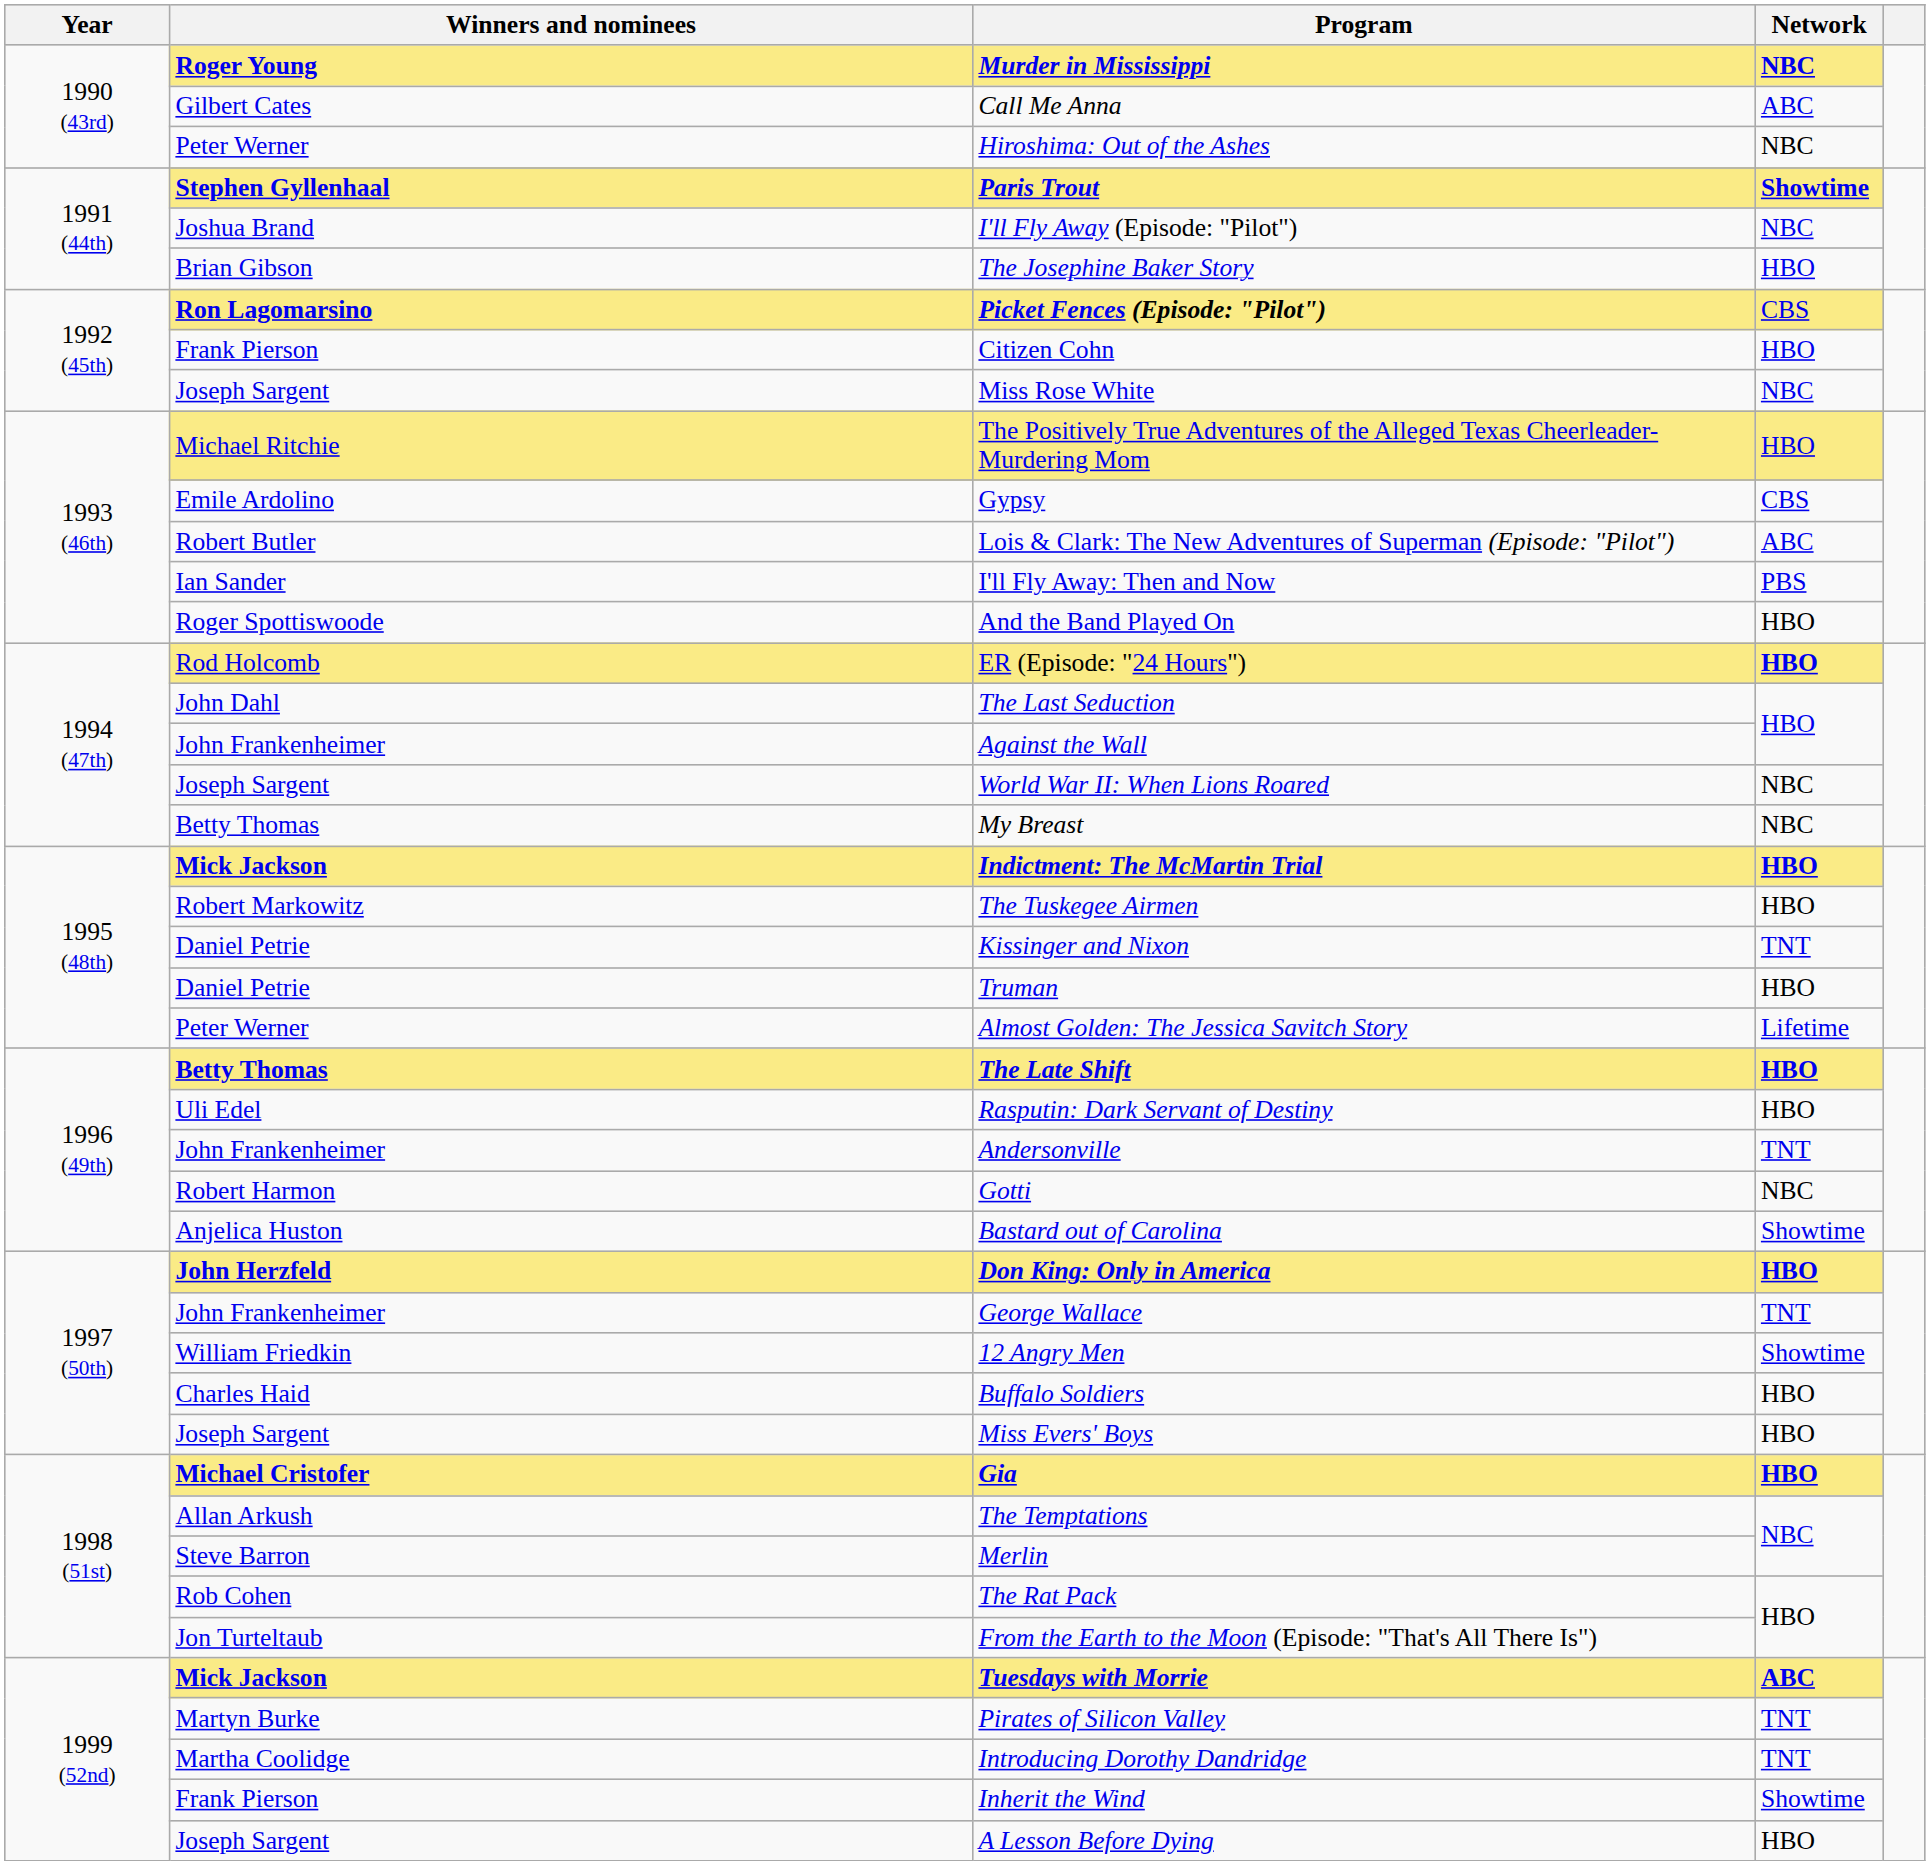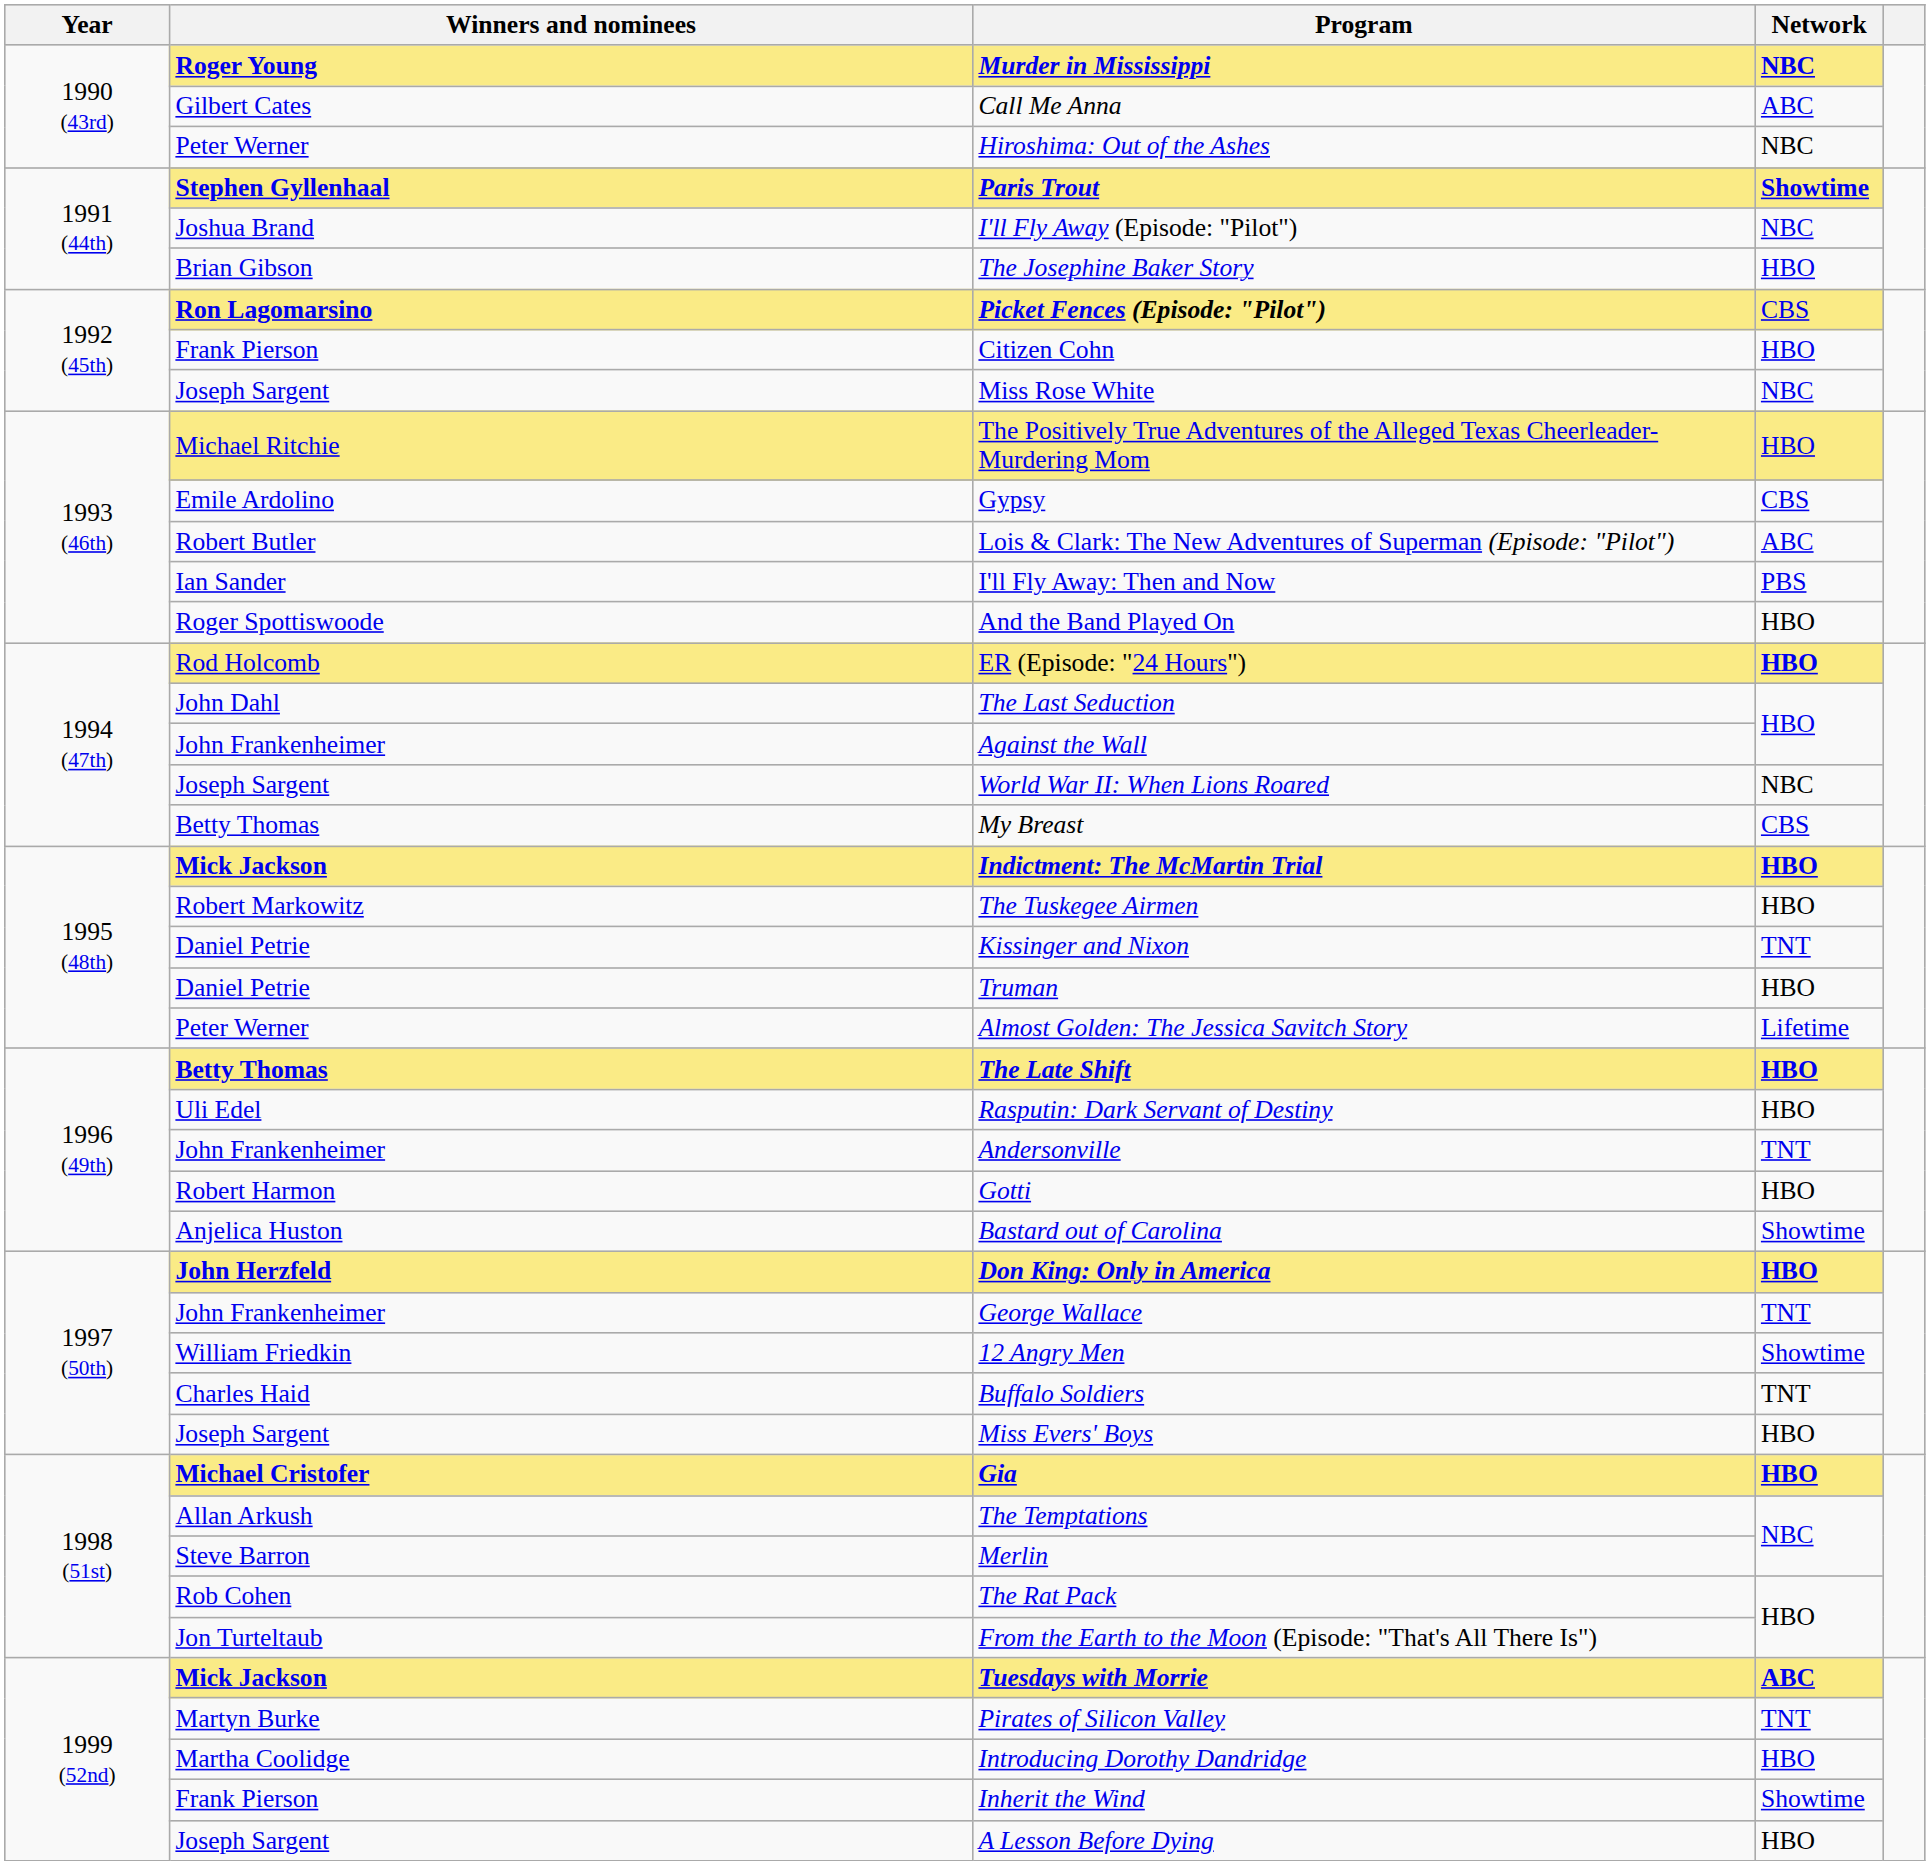(1787, 825) NBC -> (1785, 825) CBS
(1787, 1190) NBC -> (1788, 1190) HBO
(1788, 1393) HBO -> (1786, 1393) TNT
(1786, 1758) TNT -> (1788, 1758) HBO
